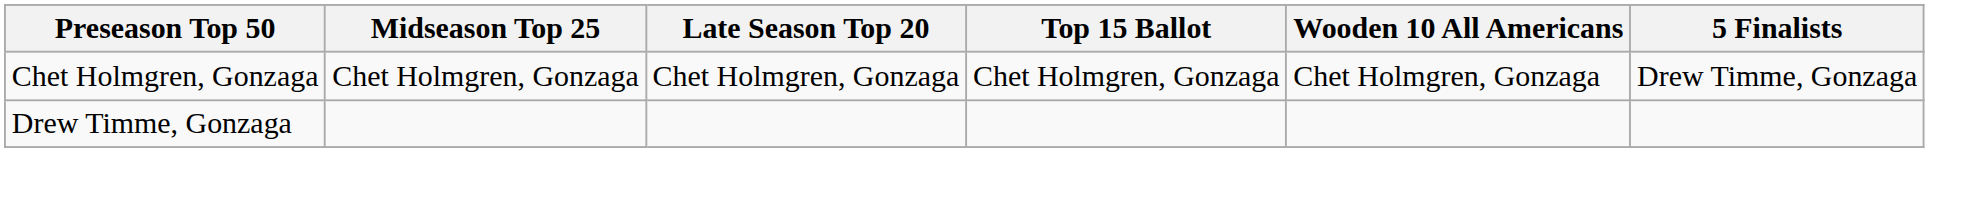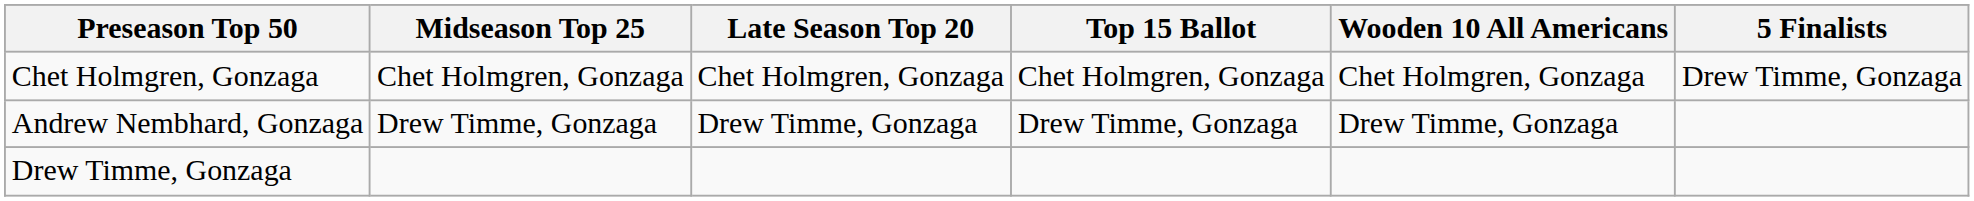+ row: (188, 123)
